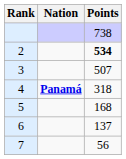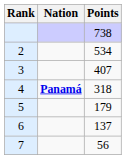(103, 51) bold -> (103, 51) normal
(103, 70) 507 -> (103, 70) 407
(103, 107) 168 -> (103, 107) 179
